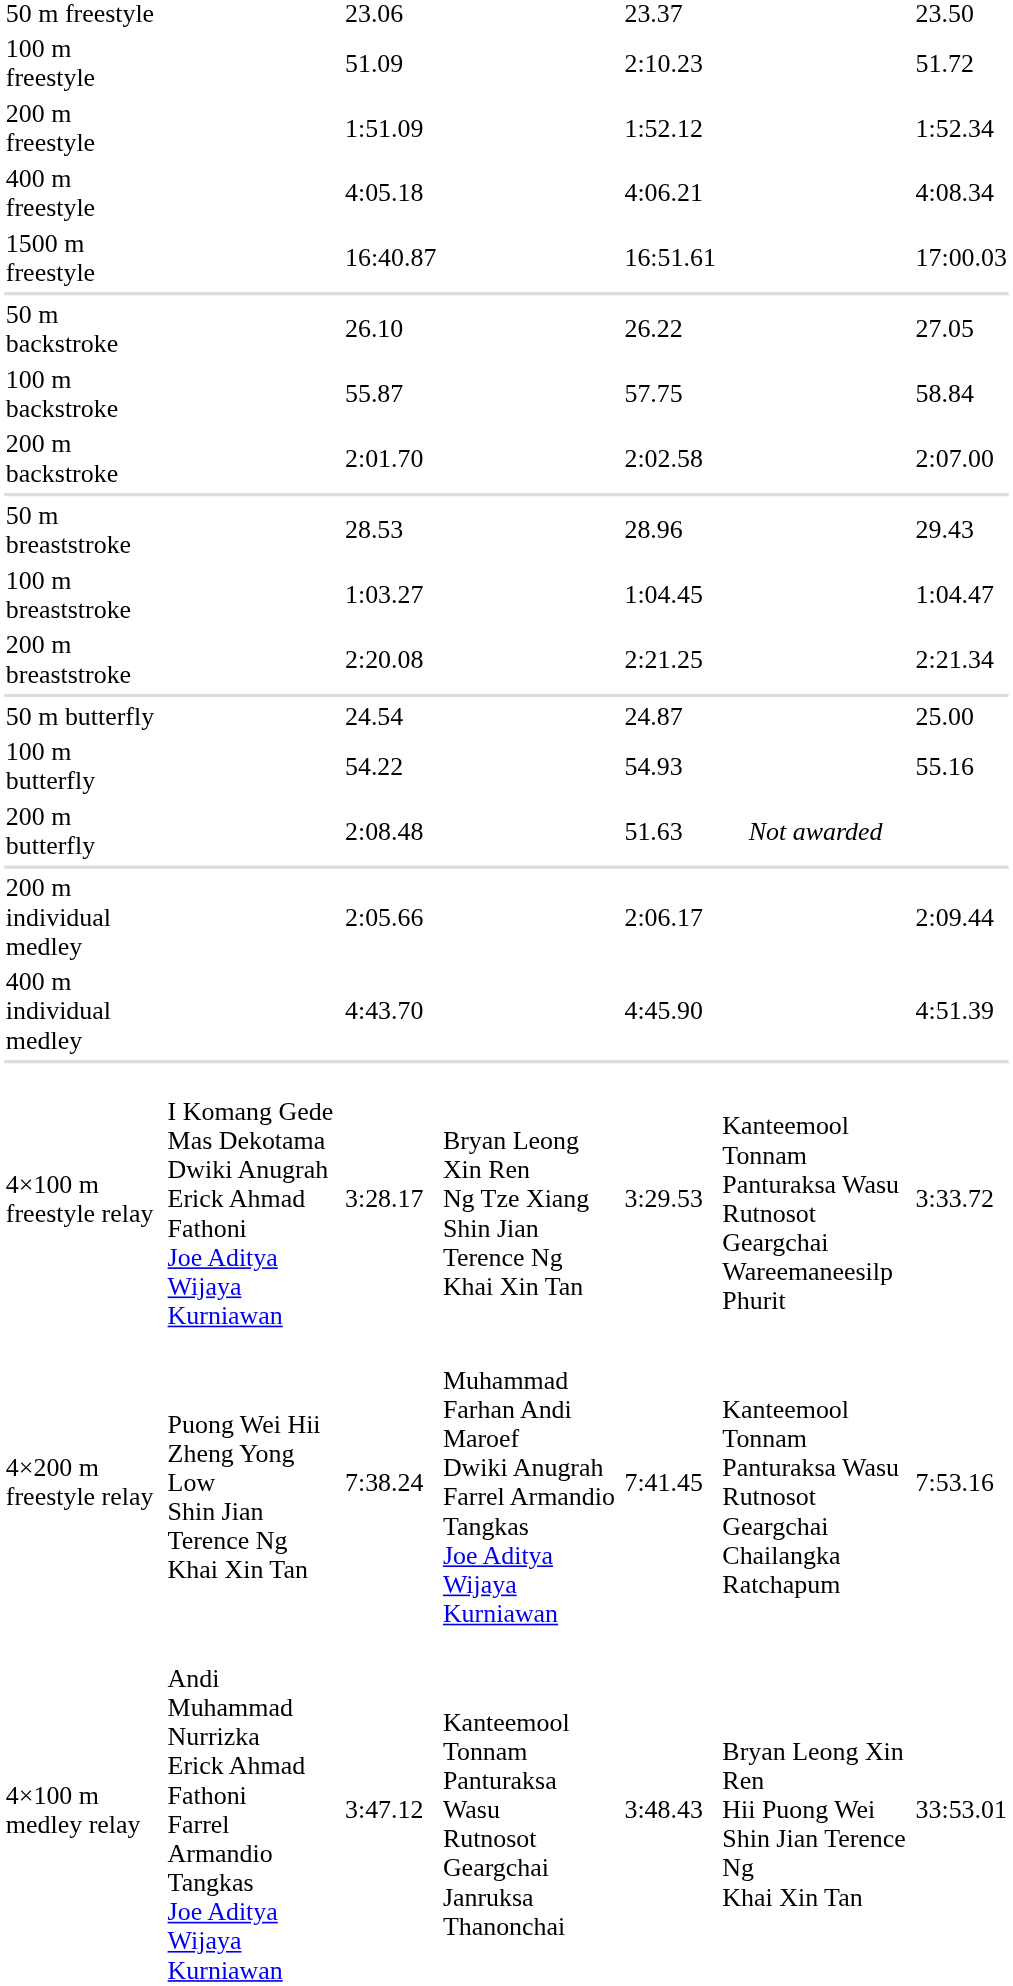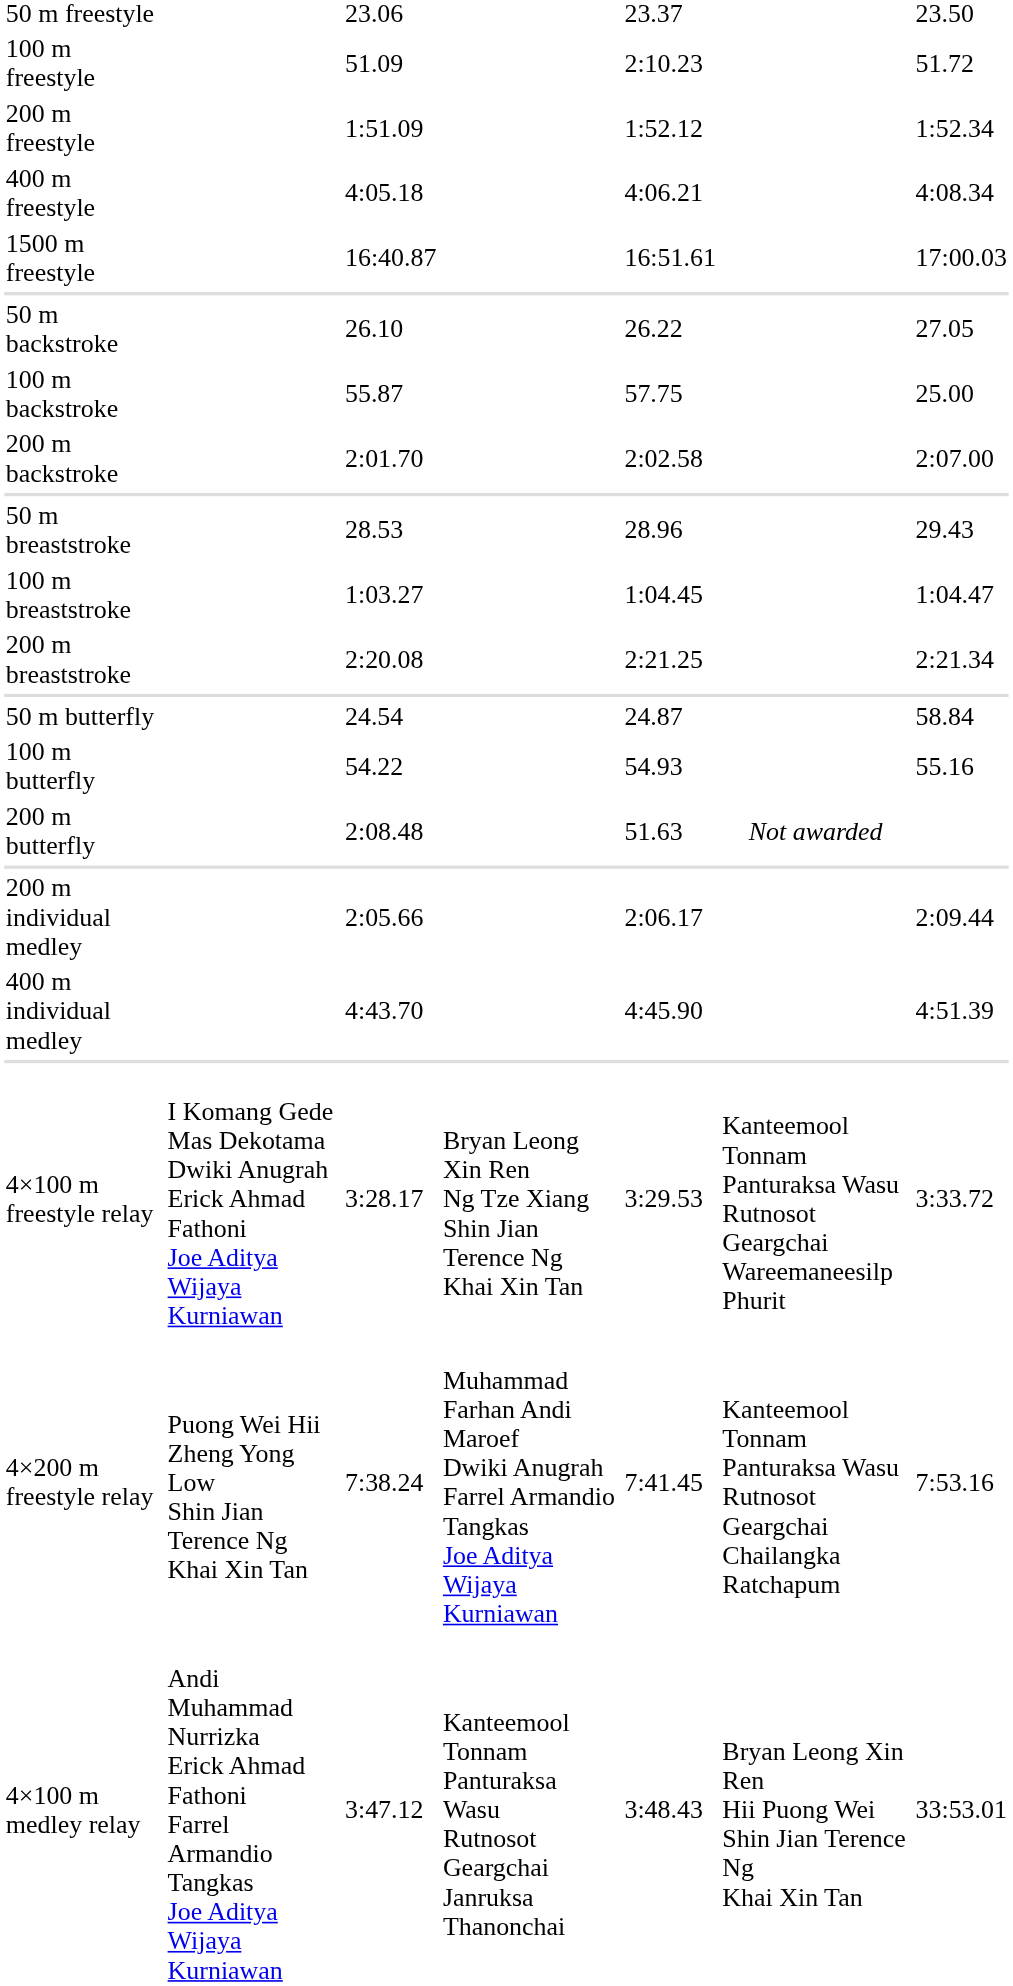(945, 393) 58.84 -> (945, 393) 25.00
(945, 716) 25.00 -> (945, 716) 58.84
